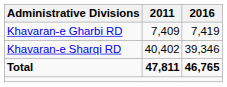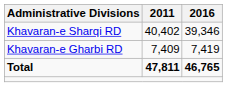rows swapped: (65, 31) <-> (64, 49)
